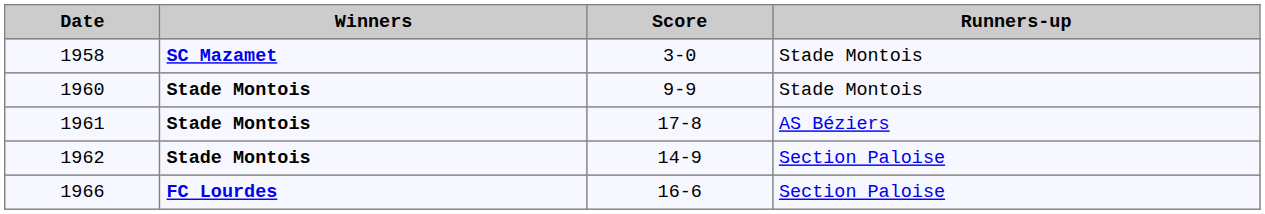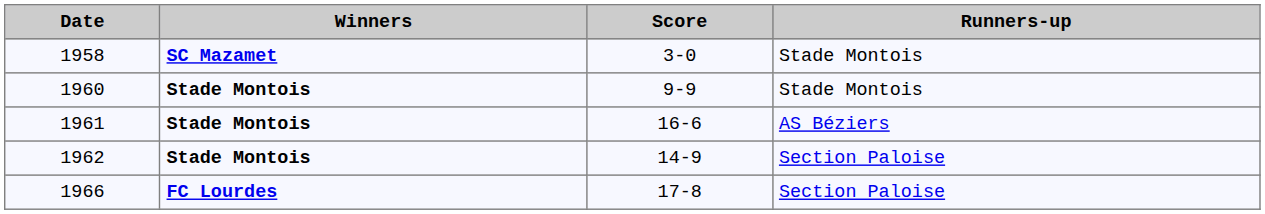(680, 124) 17-8 -> (680, 124) 16-6
(680, 192) 16-6 -> (680, 192) 17-8
